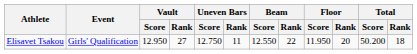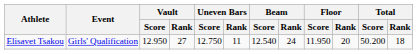(264, 42) 12.550 -> (264, 42) 12.540
(291, 42) 22 -> (291, 42) 24
